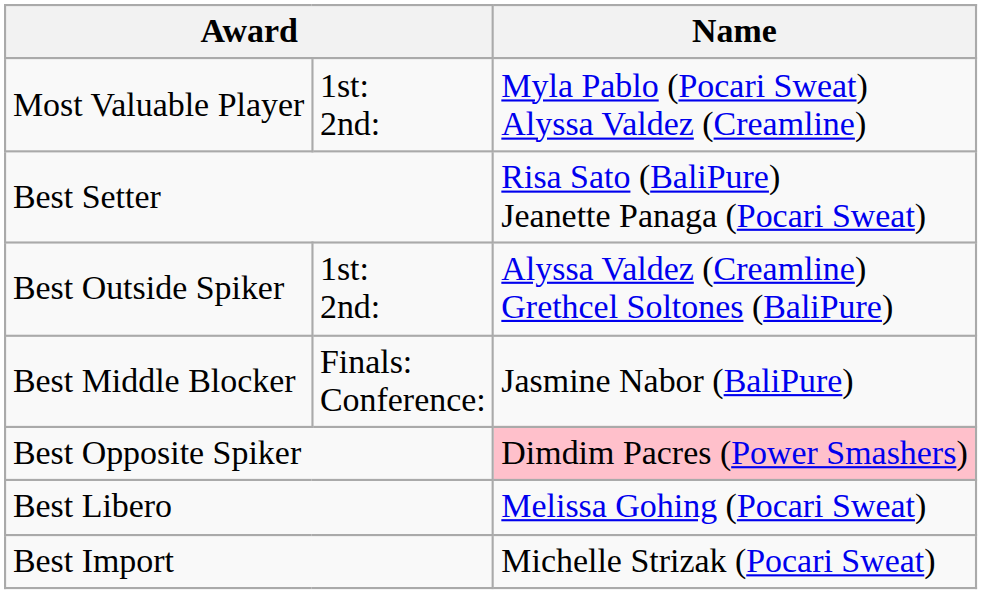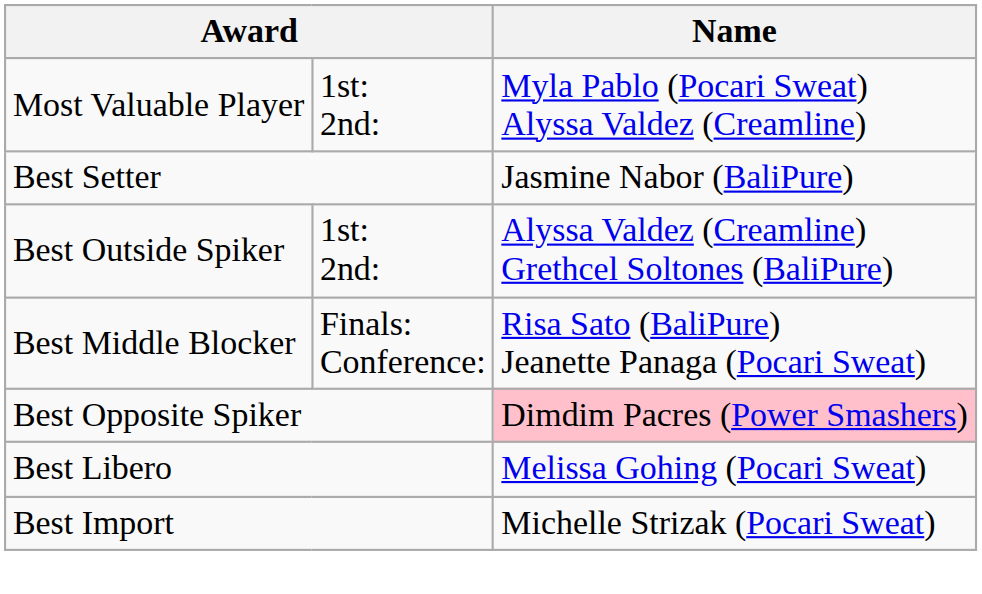(714, 196) Risa Sato (BaliPure) Jeanette Panaga (Pocari Sweat) -> (677, 177) Jasmine Nabor (BaliPure)
(677, 380) Jasmine Nabor (BaliPure) -> (714, 341) Risa Sato (BaliPure) Jeanette Panaga (Pocari Sweat)
